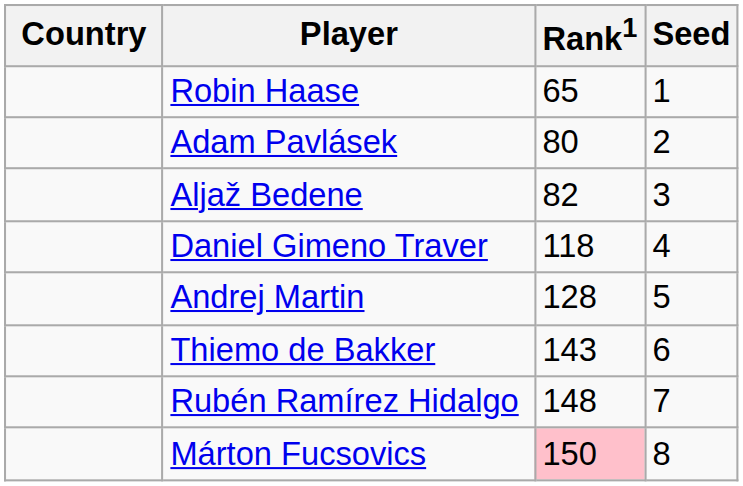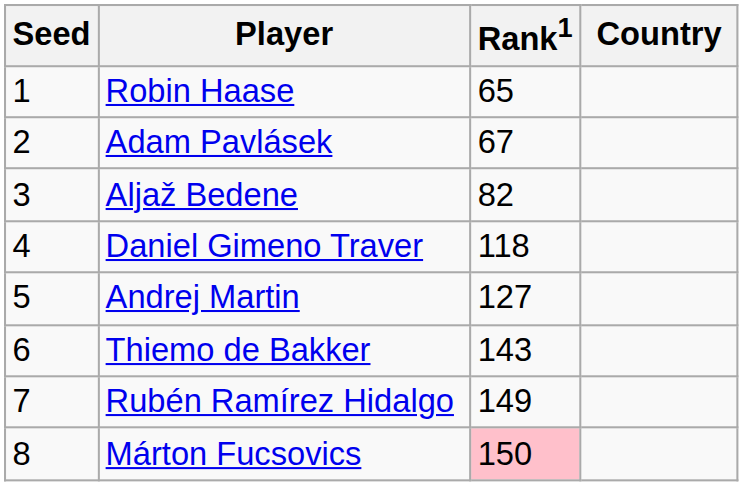columns swapped: (84, 34) <-> (691, 34)
(561, 142) 80 -> (496, 142) 67
(570, 298) 128 -> (505, 298) 127
(570, 401) 148 -> (505, 401) 149
